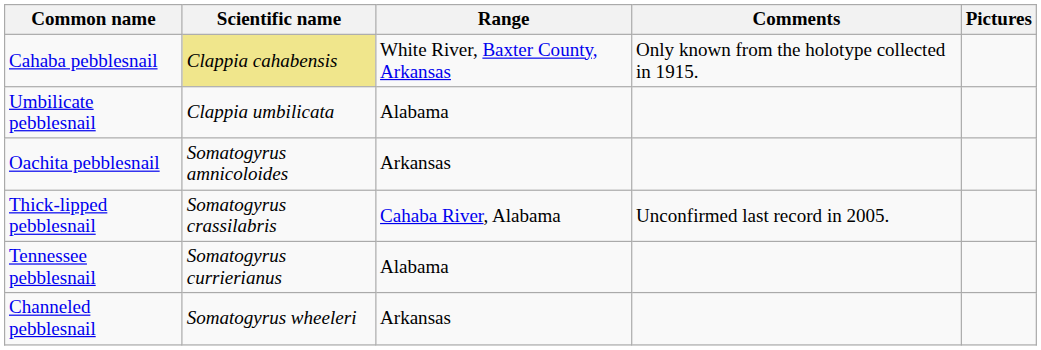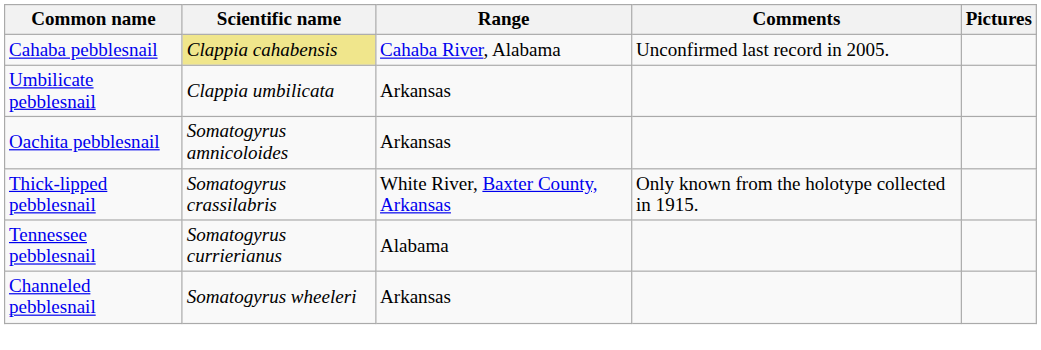(489, 60) White River, Baxter County, Arkansas -> (470, 49) Cahaba River, Alabama
(791, 60) Only known from the holotype collected in 1915. -> (763, 49) Unconfirmed last record in 2005.
(414, 112) Alabama -> (415, 90) Arkansas
(470, 215) Cahaba River, Alabama -> (489, 193) White River, Baxter County, Arkansas
(763, 215) Unconfirmed last record in 2005. -> (791, 193) Only known from the holotype collected in 1915.
